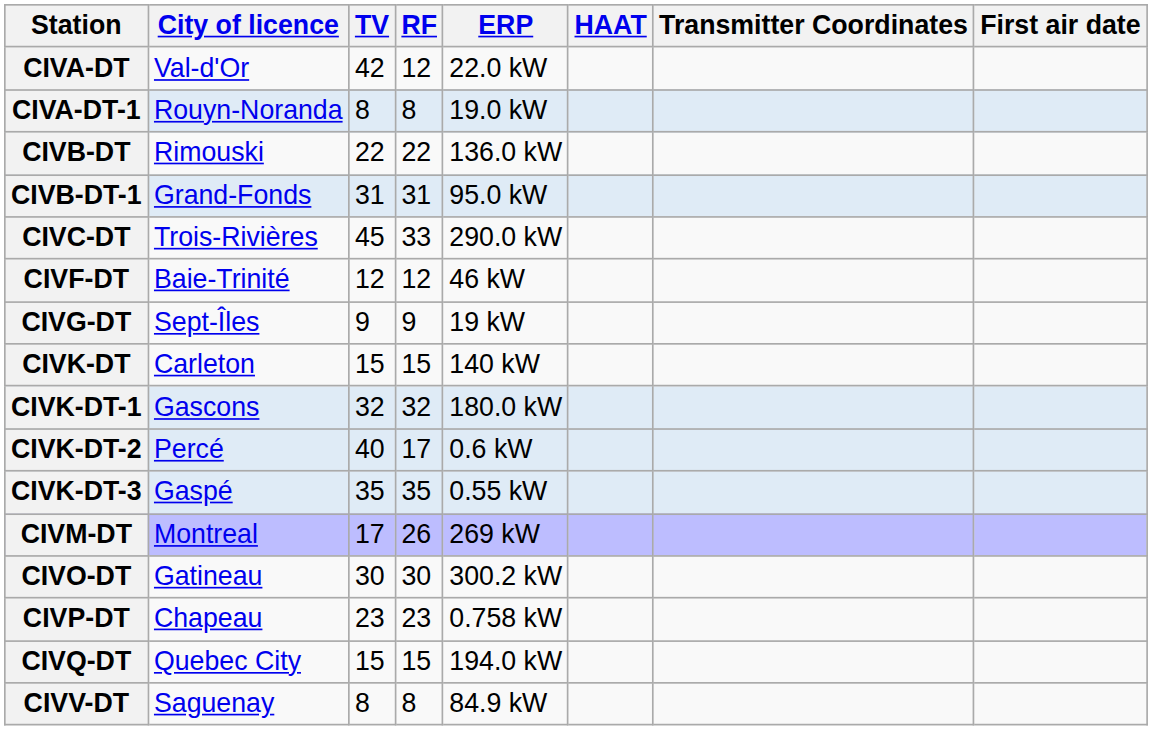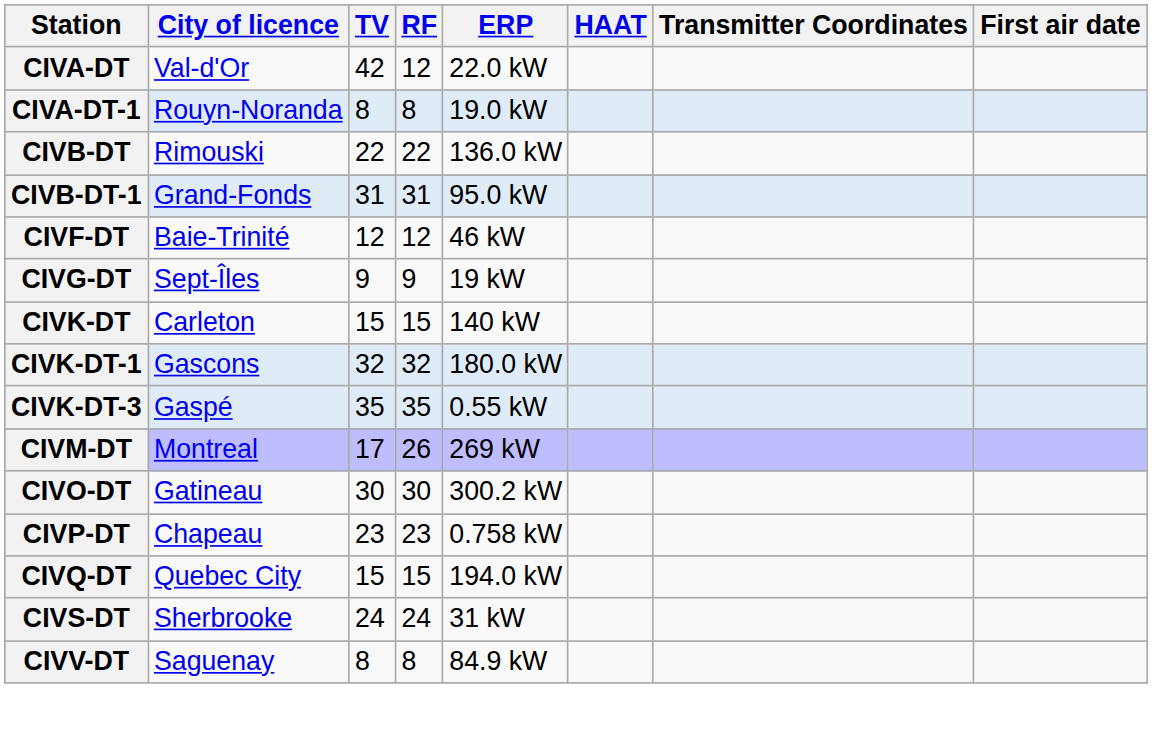- row: (76, 237)
- row: (76, 449)
+ row: (76, 618)
